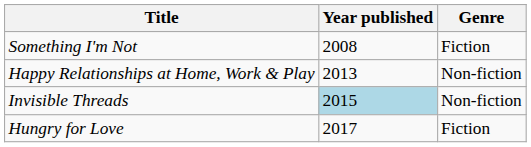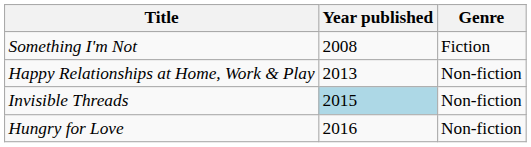(340, 127) 2017 -> (340, 127) 2016
(466, 127) Fiction -> (481, 127) Non-fiction
